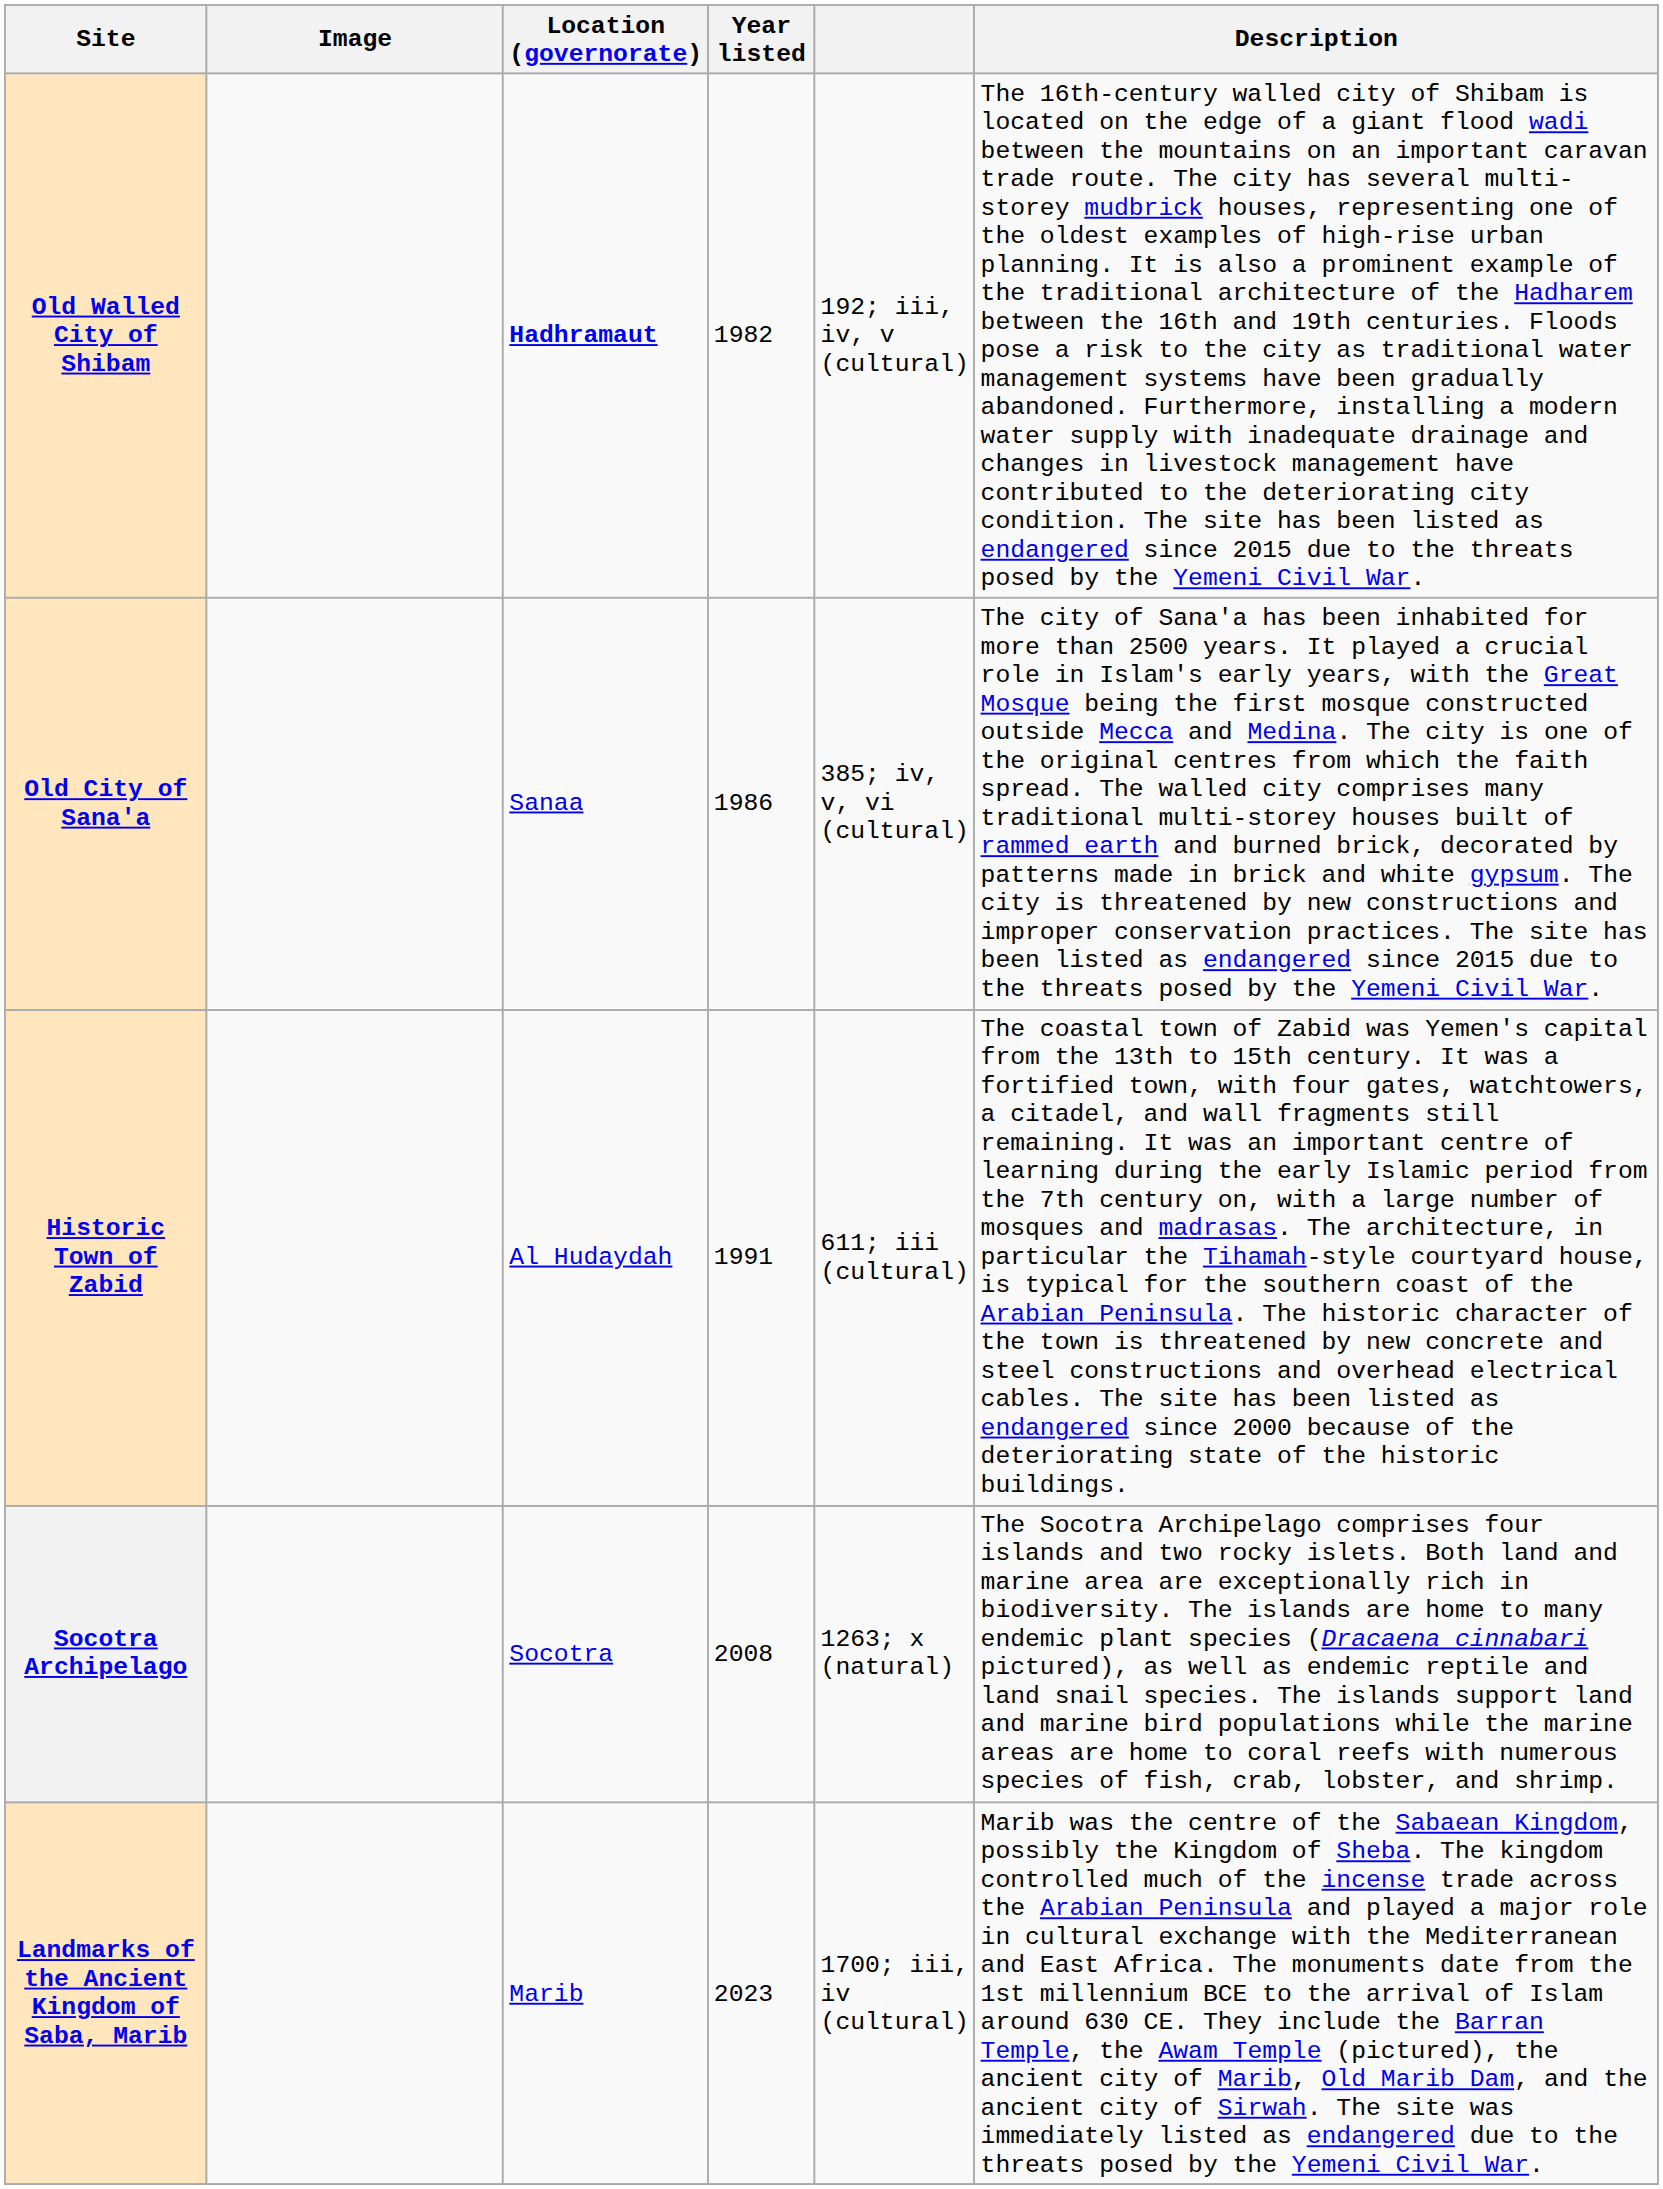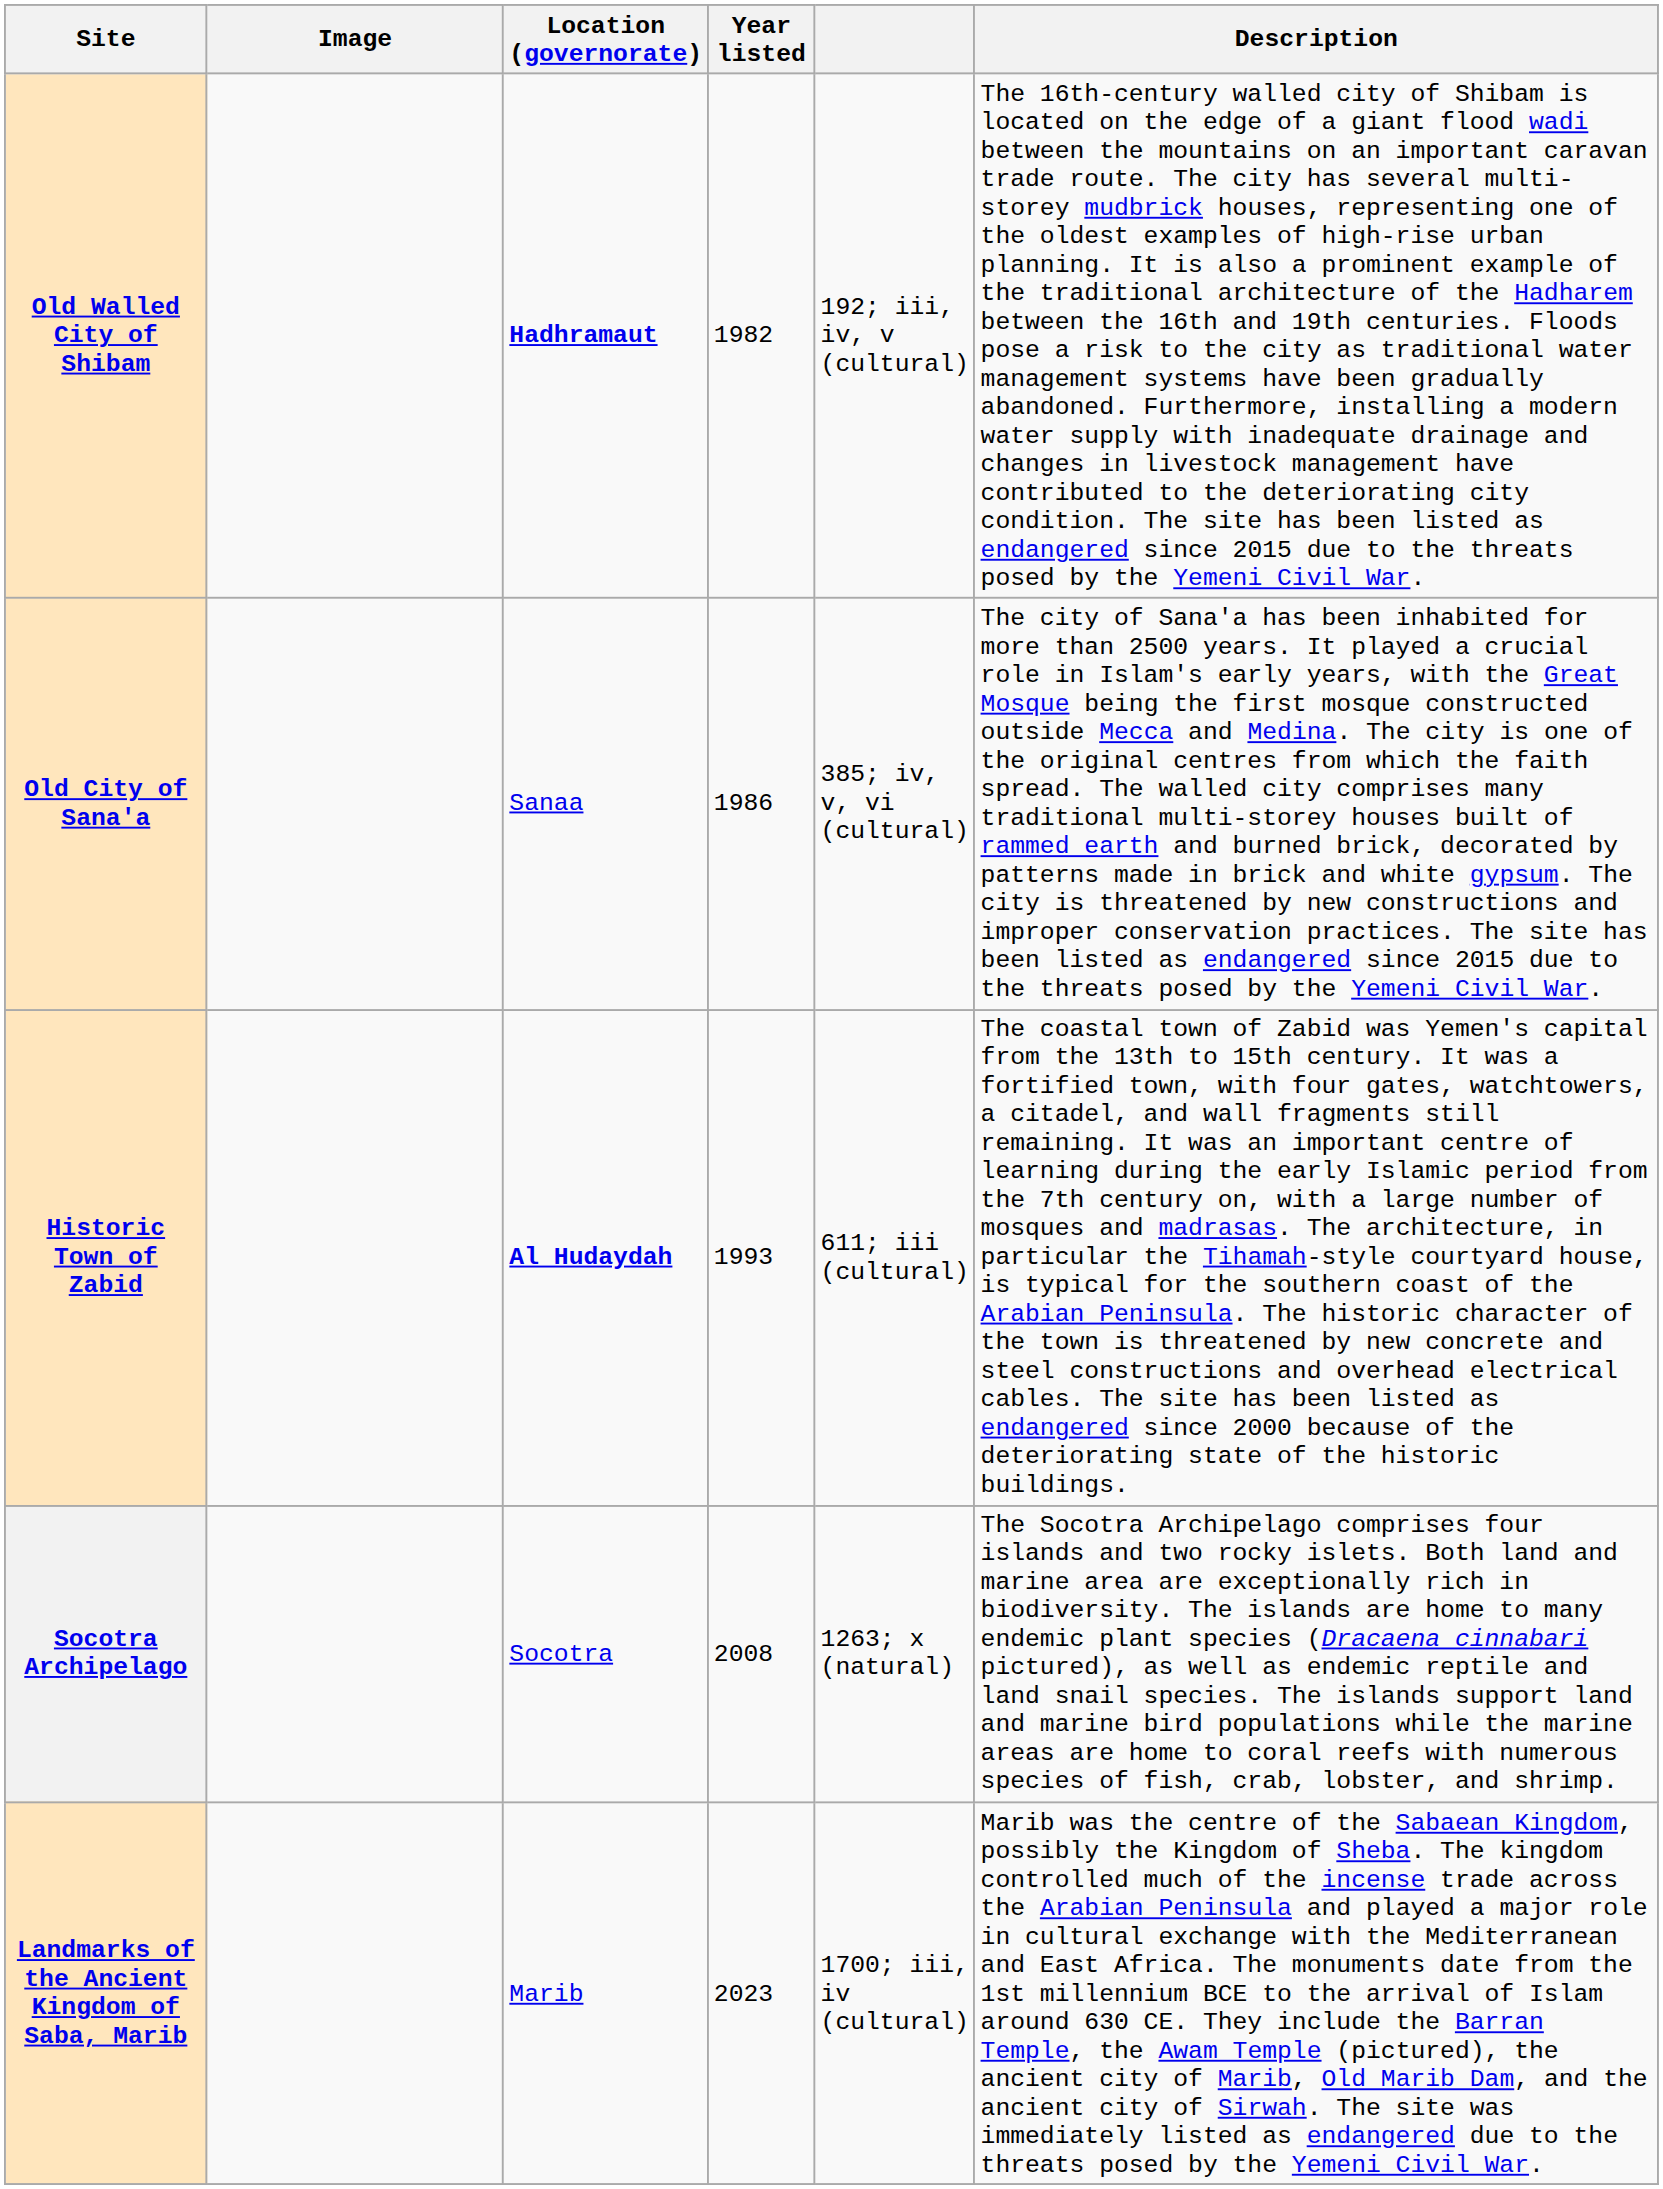(591, 1257) normal -> (591, 1257) bold
(743, 1257) 1991 -> (743, 1257) 1993
